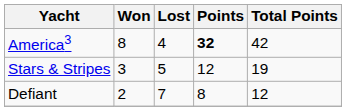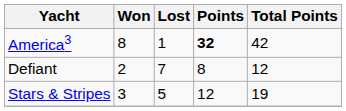(162, 43) 4 -> (162, 43) 1
rows swapped: (59, 69) <-> (32, 93)
